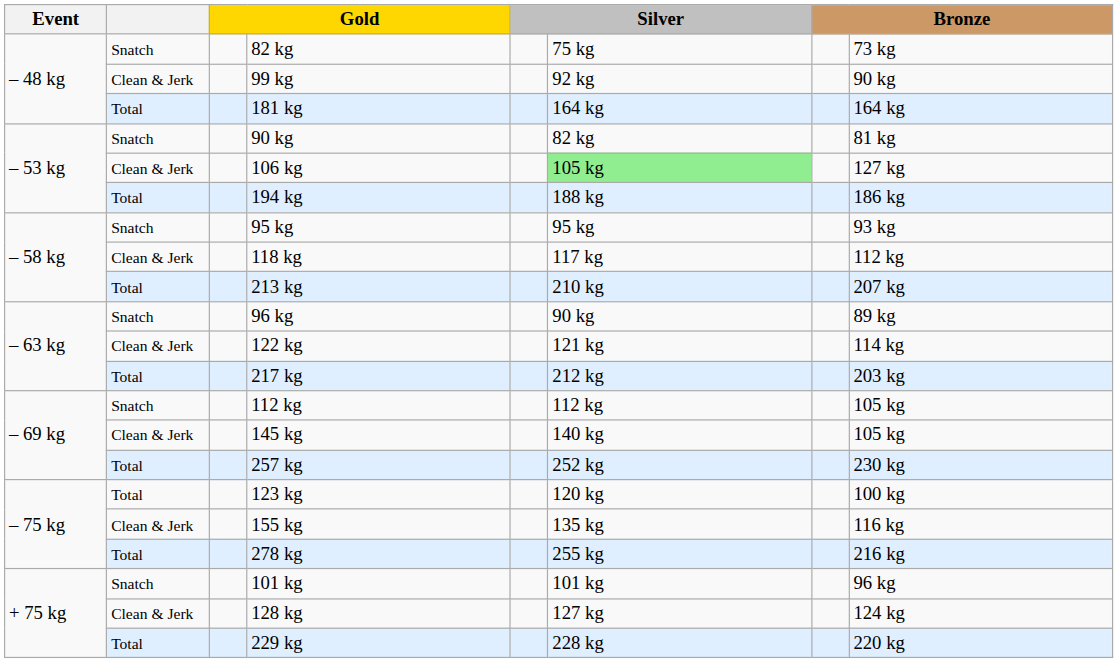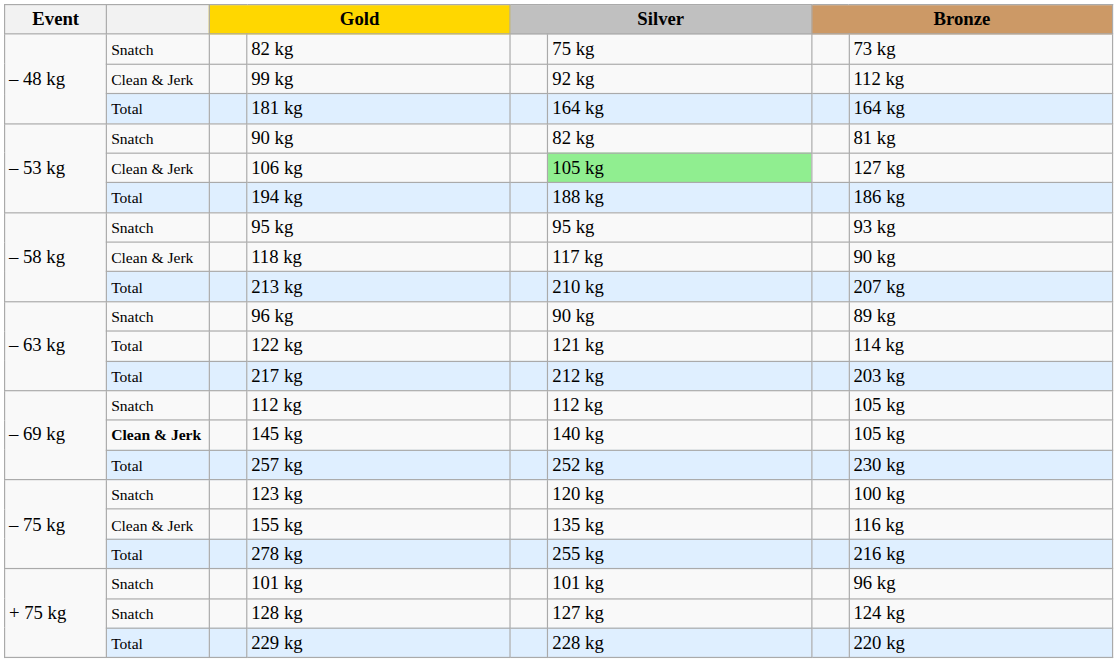(874, 78) 90 kg -> (879, 78) 112 kg
(879, 256) 112 kg -> (874, 256) 90 kg
(152, 347) Clean & Jerk -> (127, 347) Total
(152, 436) normal -> (156, 434) bold
(127, 495) Total -> (132, 495) Snatch
(152, 614) Clean & Jerk -> (132, 614) Snatch
